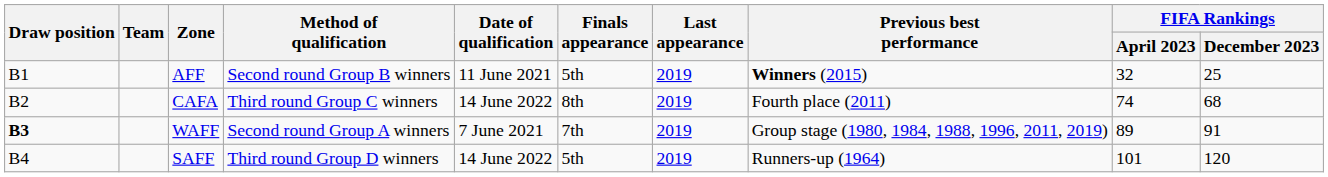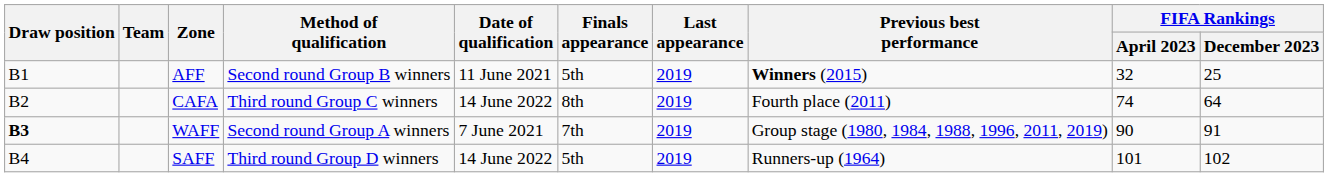(1213, 102) 68 -> (1213, 102) 64
(1125, 130) 89 -> (1125, 130) 90
(1217, 158) 120 -> (1217, 158) 102
